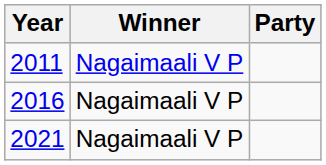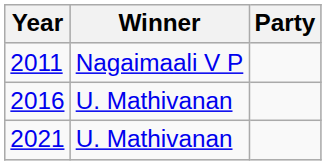(159, 100) Nagaimaali V P -> (154, 100) U. Mathivanan
(159, 139) Nagaimaali V P -> (154, 139) U. Mathivanan
